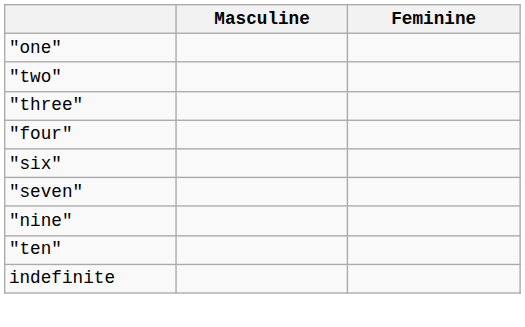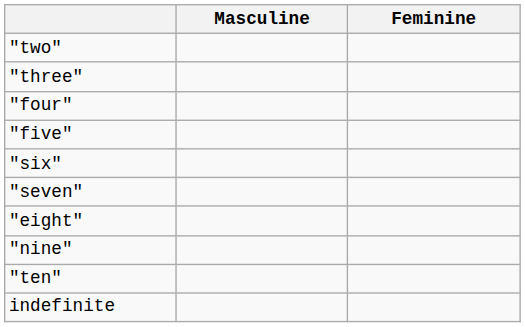- row: (35, 48)
+ row: (41, 134)
+ row: (46, 221)
